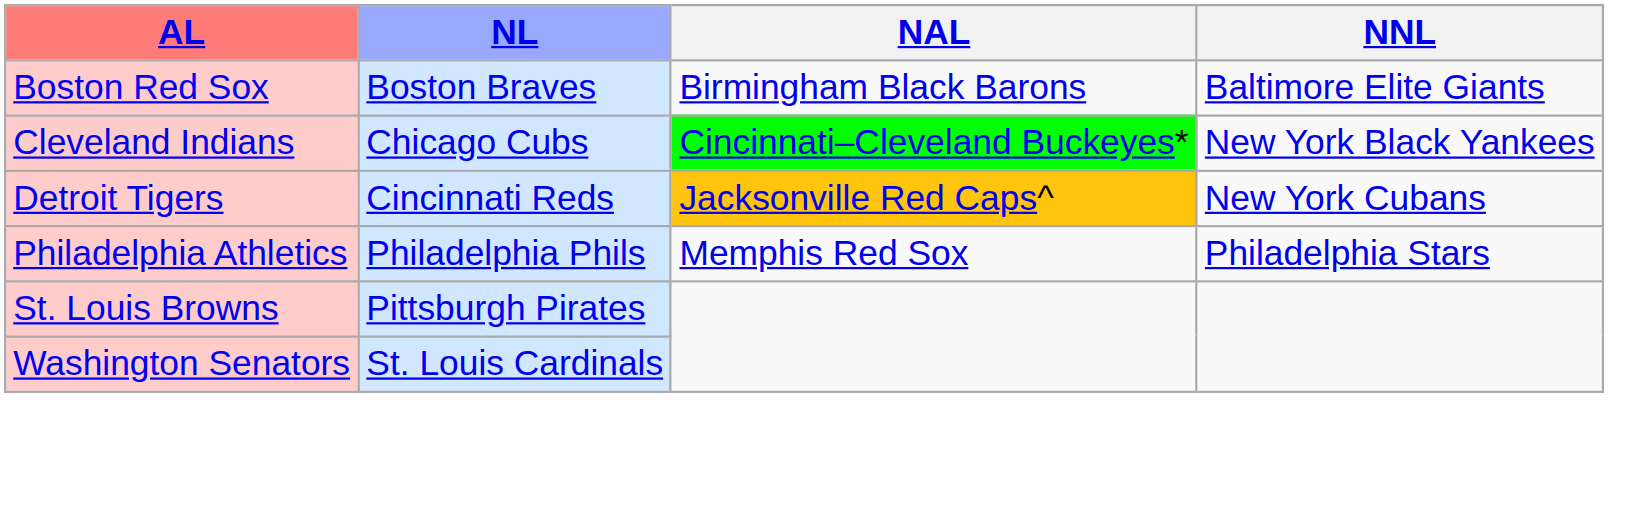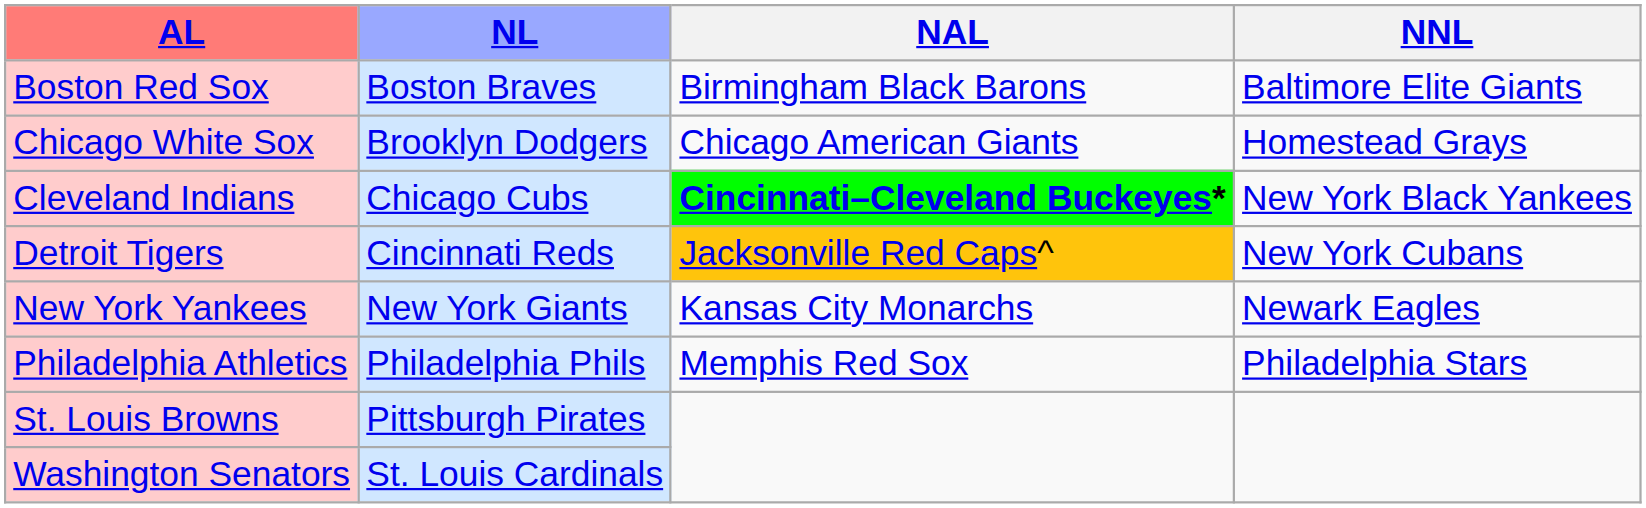+ row: (164, 142)
(934, 142) normal -> (953, 198) bold
+ row: (160, 308)
